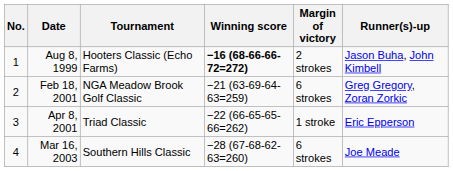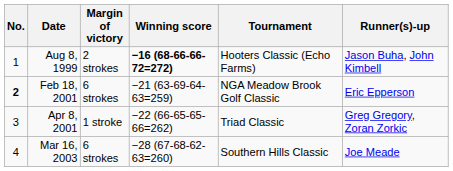columns swapped: (142, 26) <-> (318, 26)
(16, 92) normal -> (16, 92) bold
(380, 92) Greg Gregory, Zoran Zorkic -> (380, 92) Eric Epperson
(380, 122) Eric Epperson -> (380, 122) Greg Gregory, Zoran Zorkic
